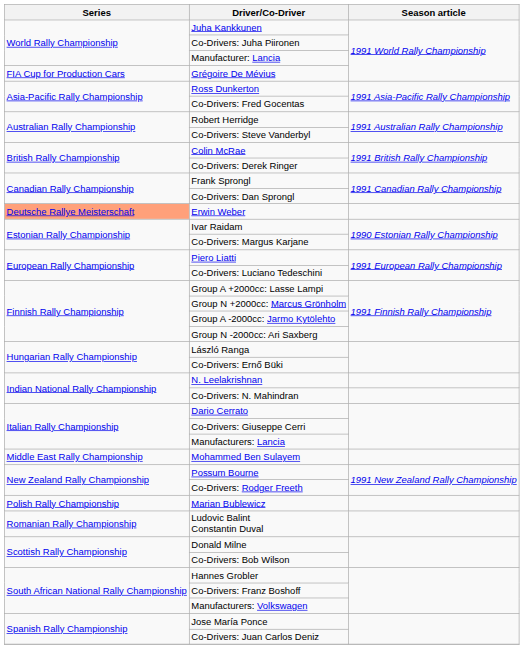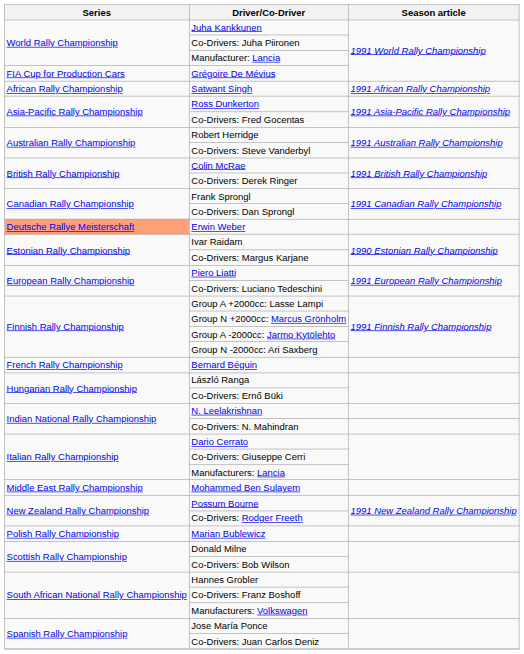+ row: (222, 89)
+ row: (224, 365)
- row: (227, 524)
